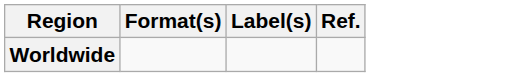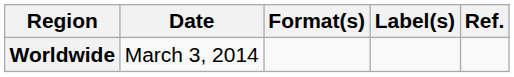+ column: (192, 21)
